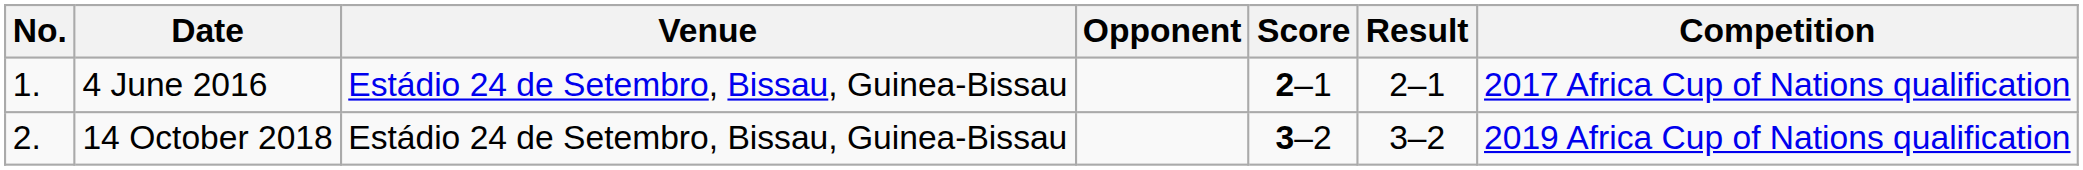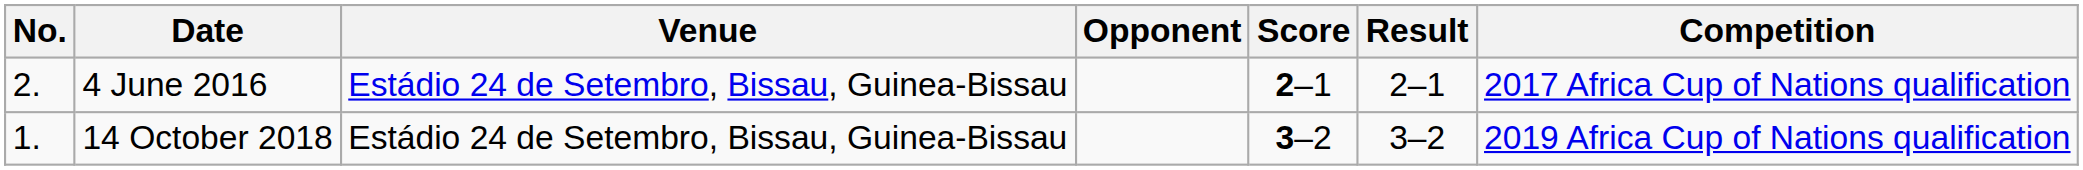(27, 84) 1. -> (27, 84) 2.
(27, 137) 2. -> (27, 137) 1.
